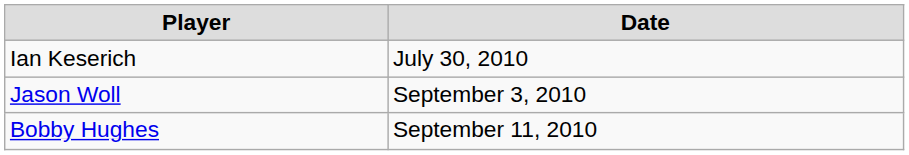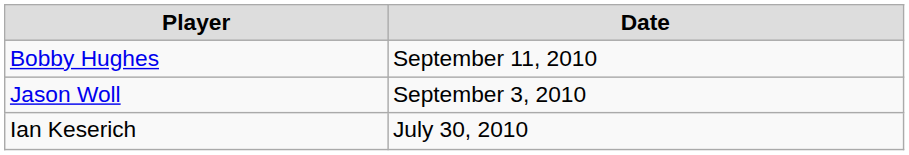rows swapped: (73, 58) <-> (84, 130)
